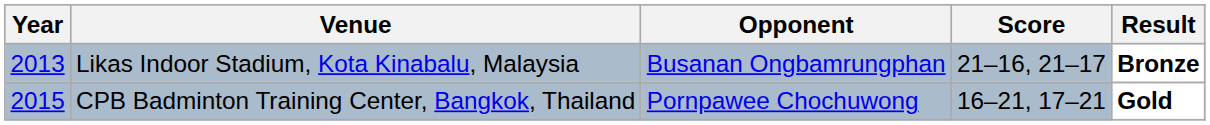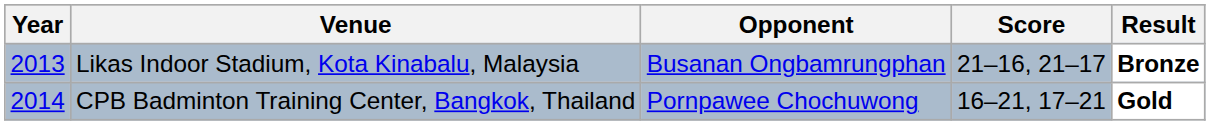(38, 101) 2015 -> (38, 101) 2014
